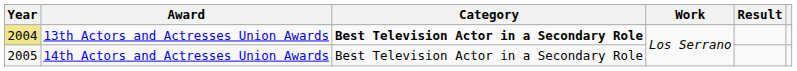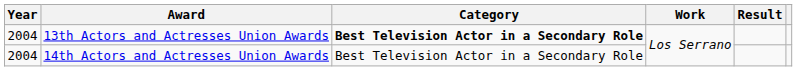(22, 35) khaki background -> (22, 35) no background
(22, 55) 2005 -> (22, 55) 2004
